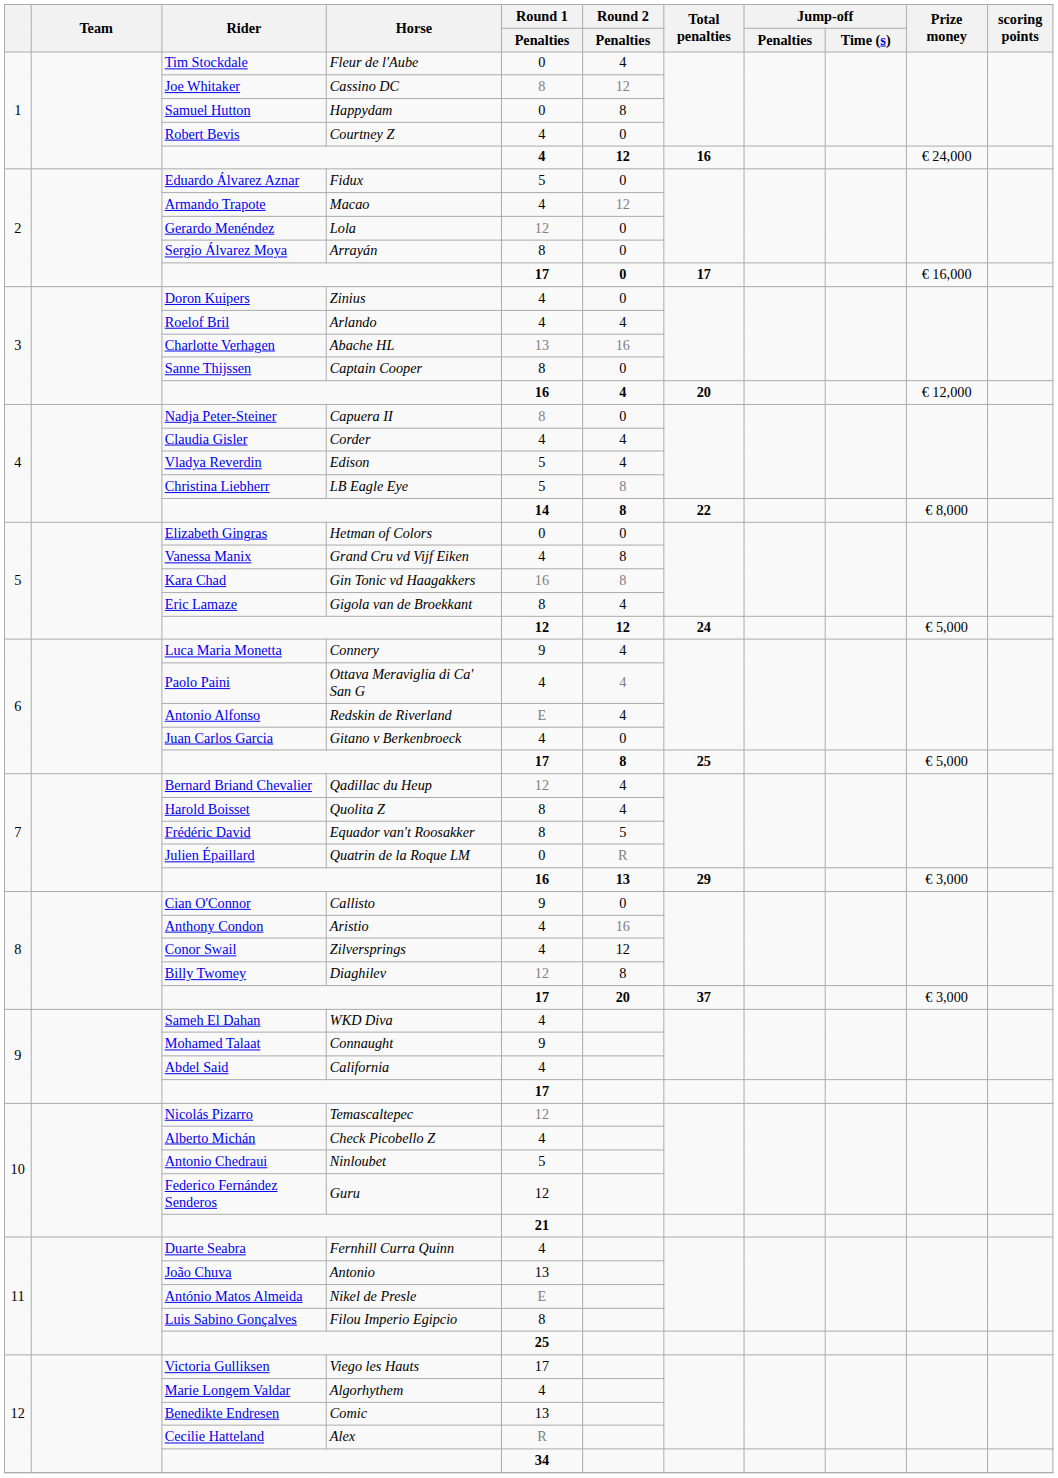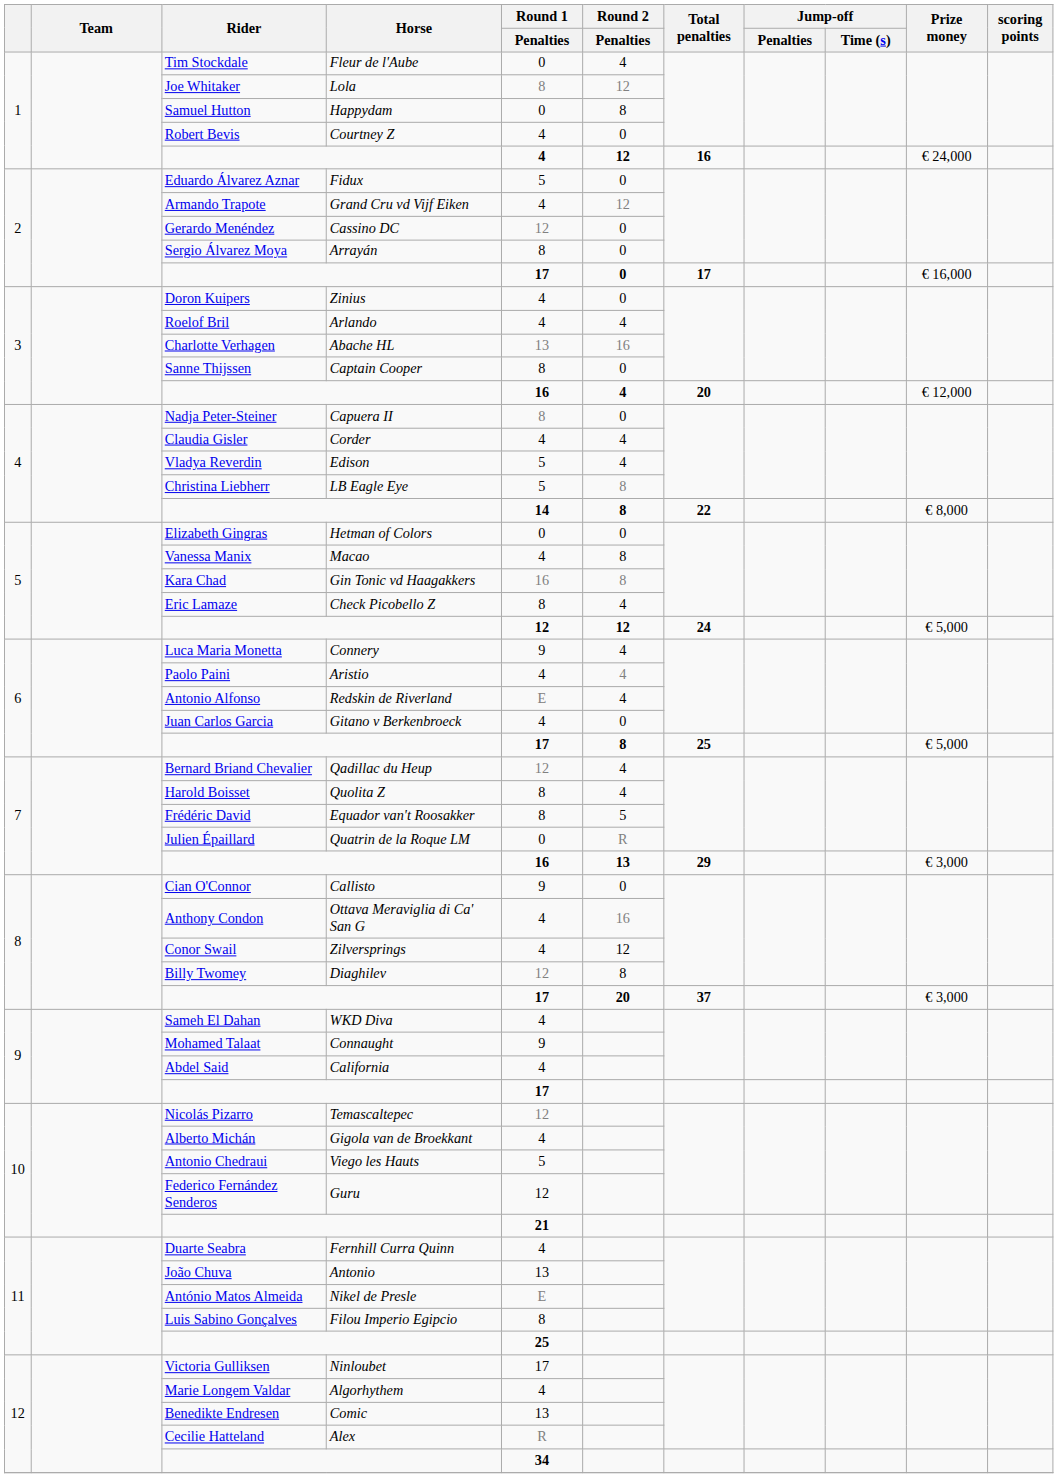(364, 87) Cassino DC -> (343, 87) Lola
(350, 204) Macao -> (399, 204) Grand Cru vd Vijf Eiken
(343, 228) Lola -> (364, 228) Cassino DC
(399, 557) Grand Cru vd Vijf Eiken -> (350, 557) Macao
(401, 604) Gigola van de Broekkant -> (382, 604) Check Picobello Z
(402, 683) Ottava Meraviglia di Ca' San G -> (349, 674) Aristio
(349, 926) Aristio -> (402, 918) Ottava Meraviglia di Ca' San G
(382, 1138) Check Picobello Z -> (401, 1138) Gigola van de Broekkant
(358, 1162) Ninloubet -> (374, 1162) Viego les Hauts
(374, 1367) Viego les Hauts -> (358, 1367) Ninloubet
